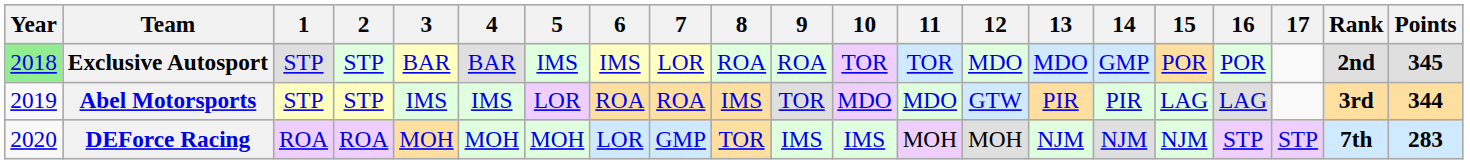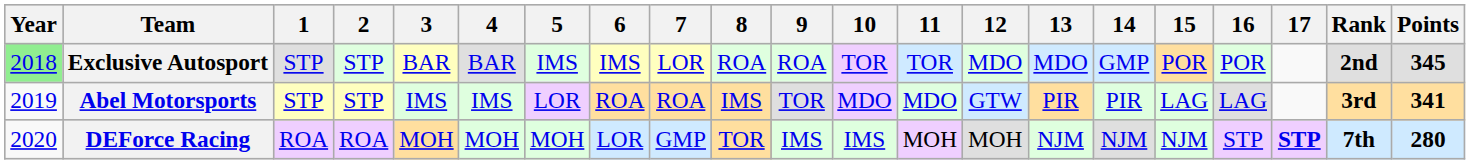(1425, 101) 344 -> (1428, 101) 341
(1298, 139) normal -> (1299, 139) bold
(1425, 139) 283 -> (1428, 139) 280
